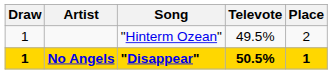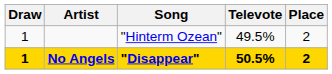(306, 58) 1 -> (306, 58) 2
